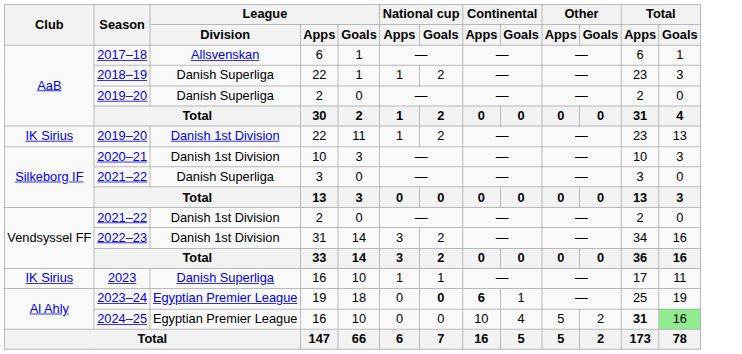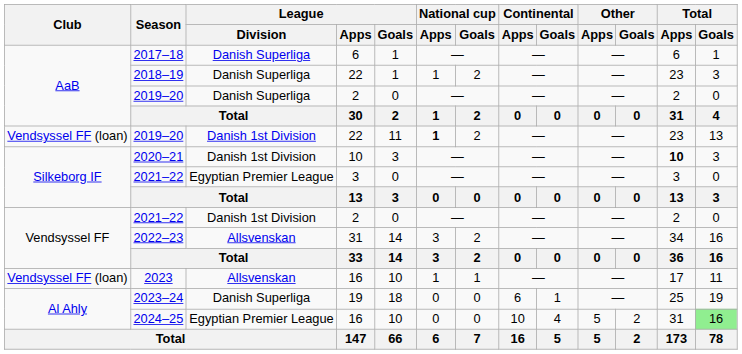(225, 55) Allsvenskan -> (261, 55) Danish Superliga
(49, 136) IK Sirius -> (67, 136) Vendsyssel FF (loan)
(399, 136) normal -> (436, 136) bold
(640, 156) normal -> (676, 156) bold
(225, 177) Danish Superliga -> (261, 177) Egyptian Premier League
(225, 237) Danish 1st Division -> (261, 237) Allsvenskan
(49, 278) IK Sirius -> (67, 278) Vendsyssel FF (loan)
(225, 278) Danish Superliga -> (261, 278) Allsvenskan
(225, 298) Egyptian Premier League -> (261, 298) Danish Superliga
(441, 298) bold -> (477, 298) normal
(481, 298) bold -> (518, 298) normal
(640, 319) bold -> (676, 319) normal
